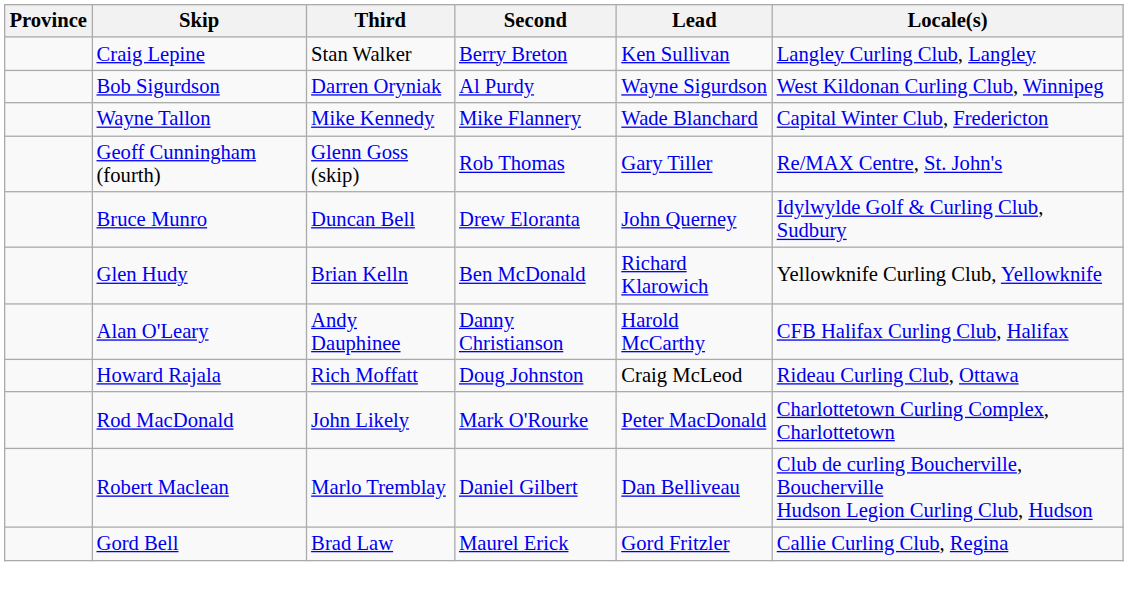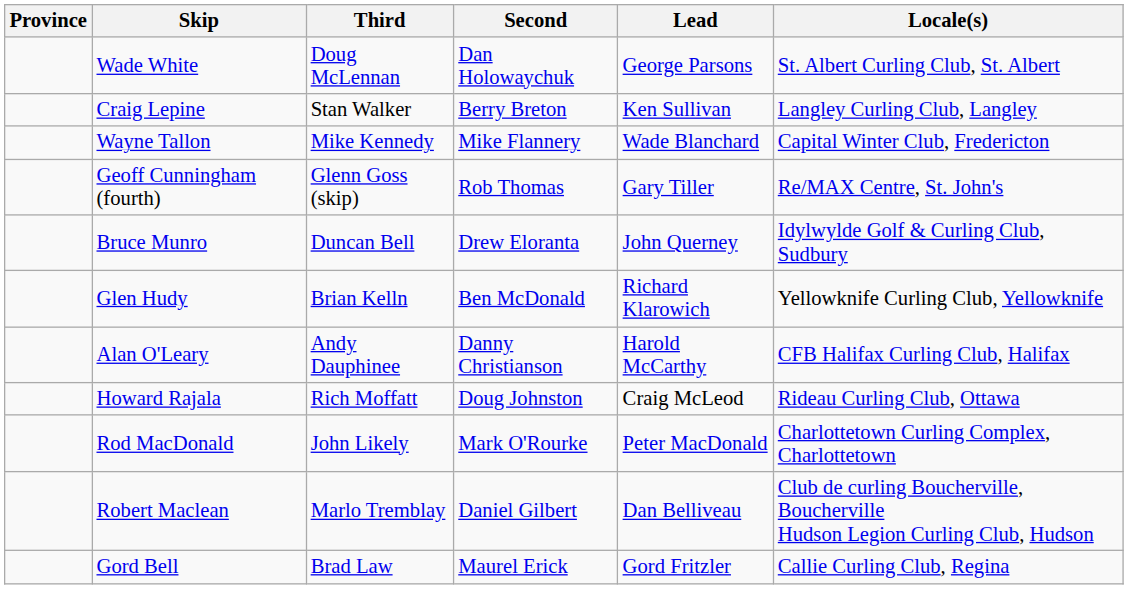+ row: (147, 65)
- row: (158, 86)
